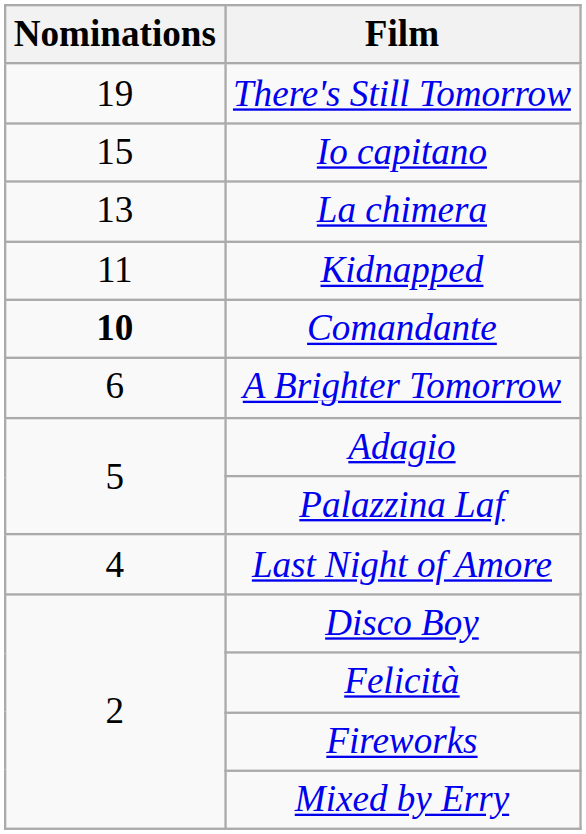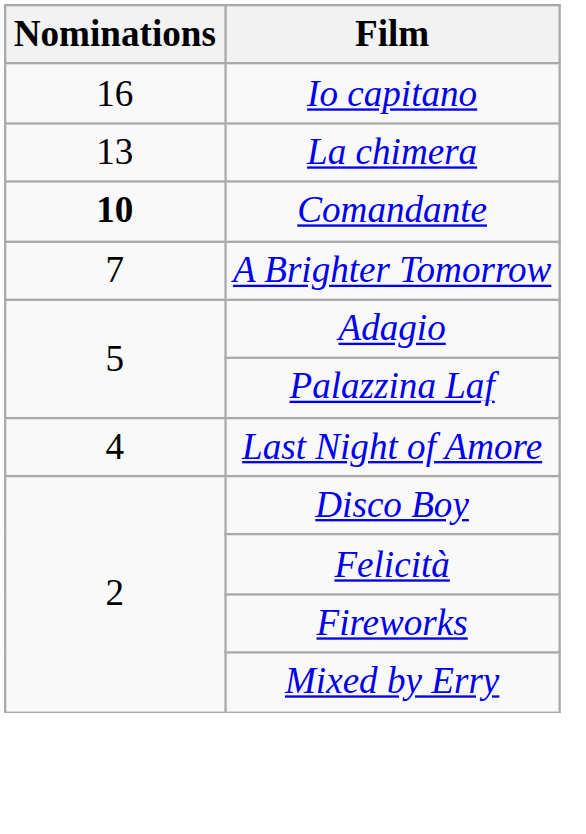- row: (402, 92)
(115, 151) 15 -> (115, 92) 16
- row: (402, 269)
(115, 387) 6 -> (115, 269) 7
